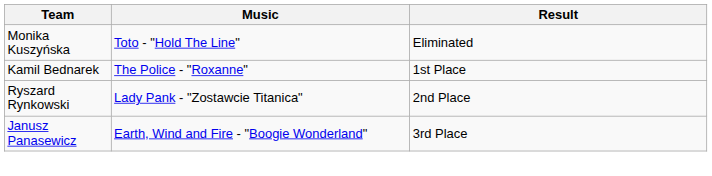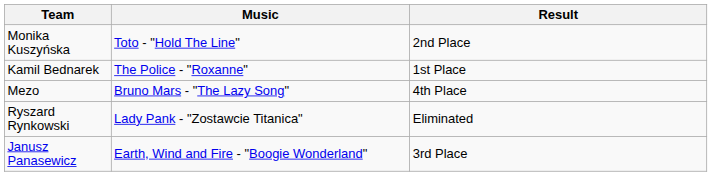(443, 42) Eliminated -> (442, 42) 2nd Place
+ row: (23, 91)
(442, 98) 2nd Place -> (443, 118) Eliminated
